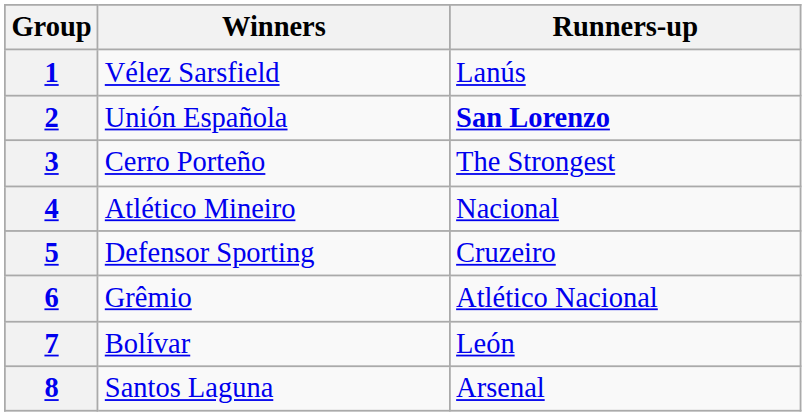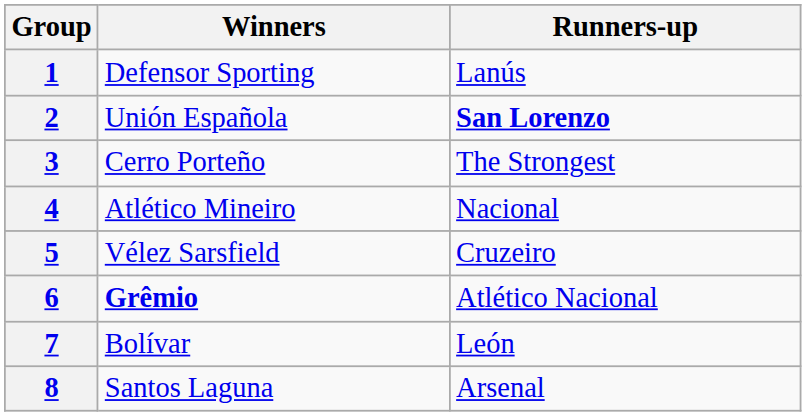(192, 72) Vélez Sarsfield -> (210, 72) Defensor Sporting
(210, 252) Defensor Sporting -> (192, 252) Vélez Sarsfield
(148, 298) normal -> (151, 298) bold
